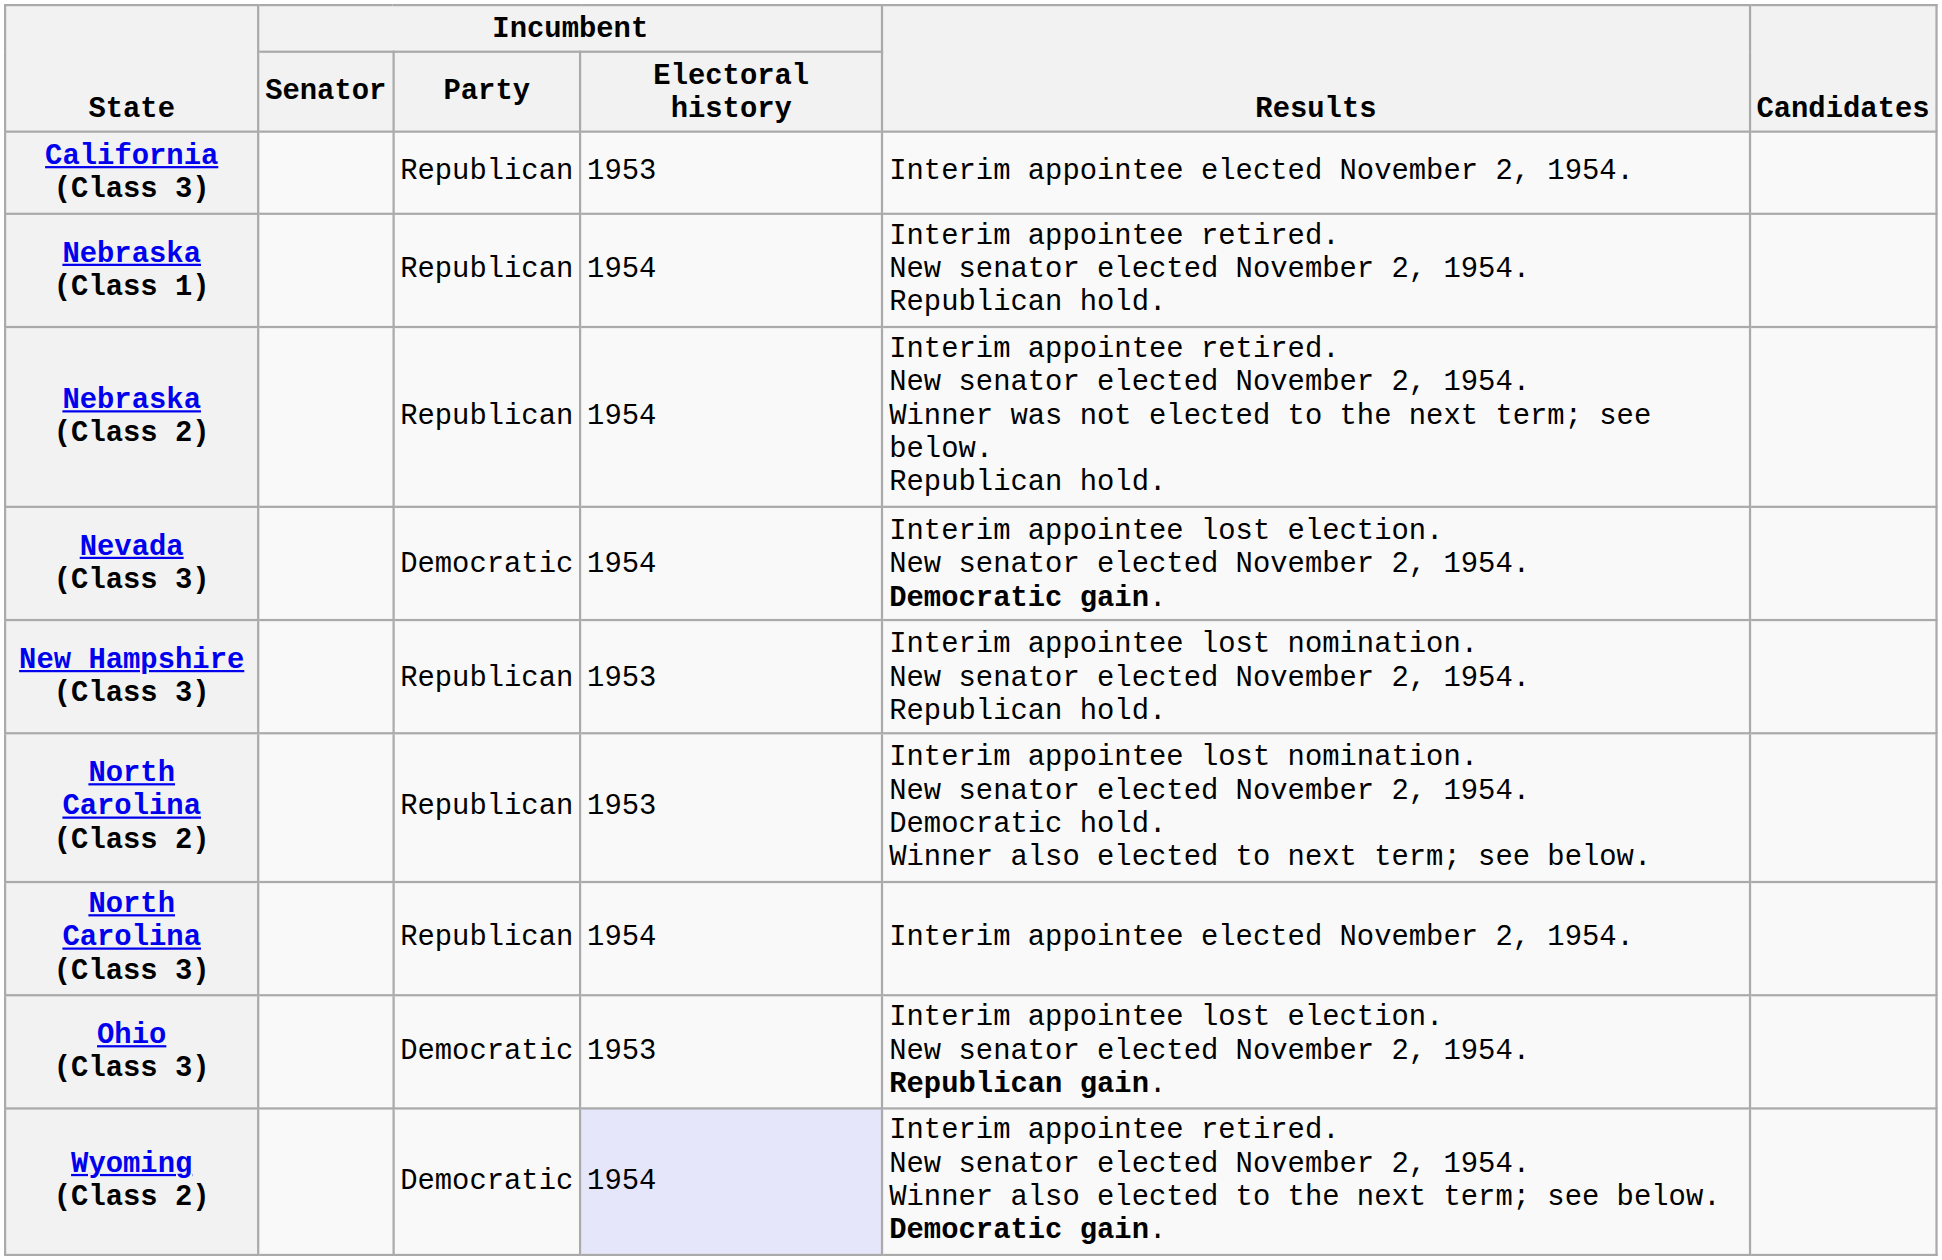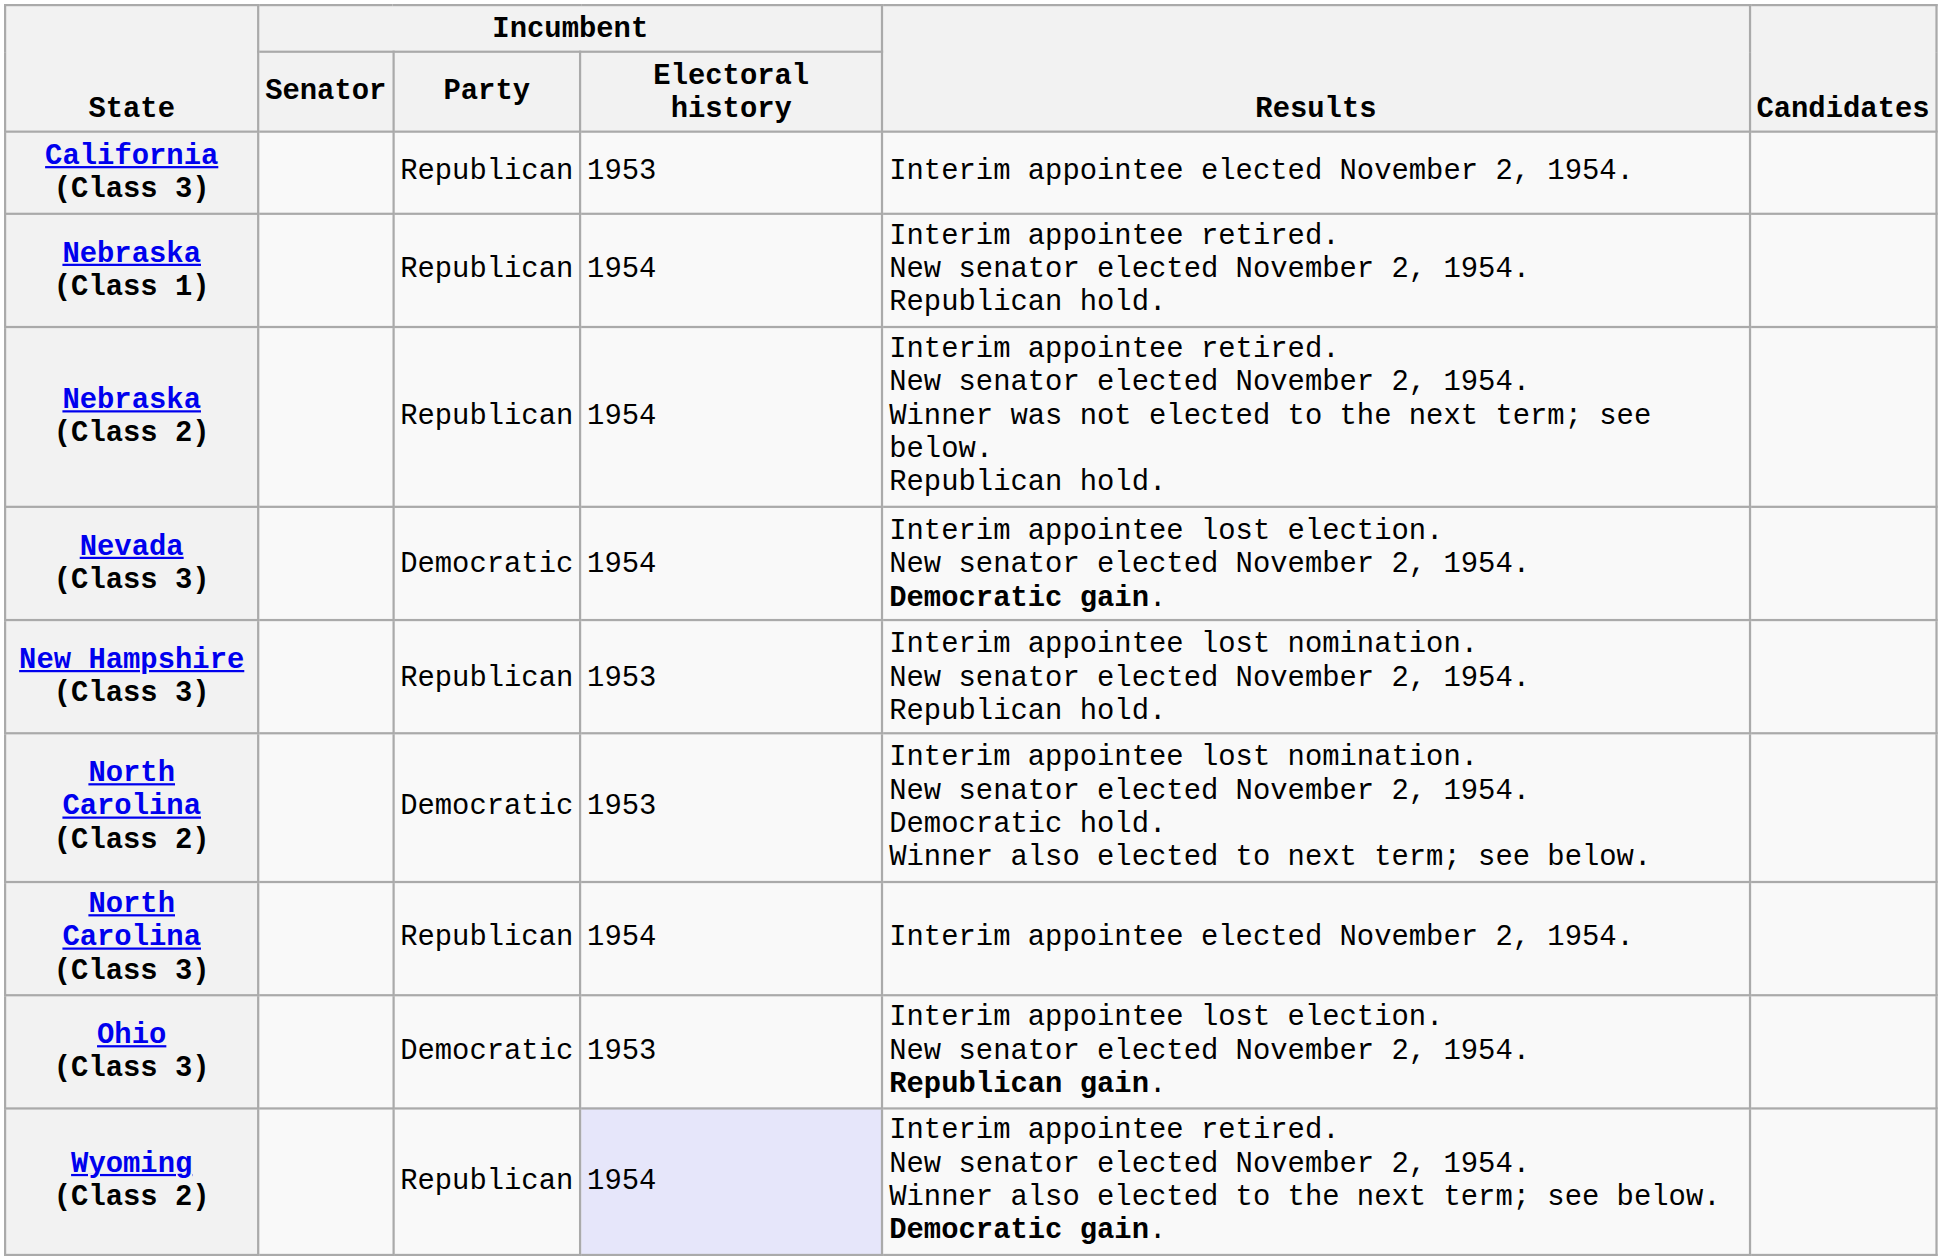(487, 807) Republican -> (487, 807) Democratic
(487, 1182) Democratic -> (487, 1182) Republican
